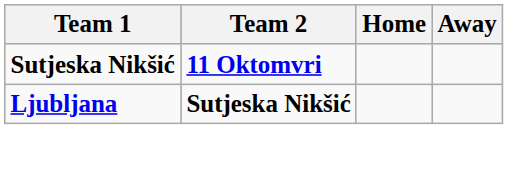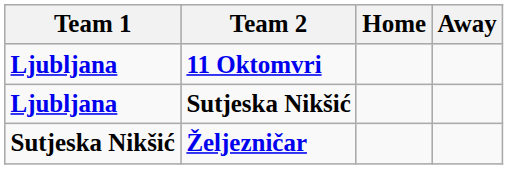(93, 63) Sutjeska Nikšić -> (64, 63) Ljubljana
+ row: (247, 143)
